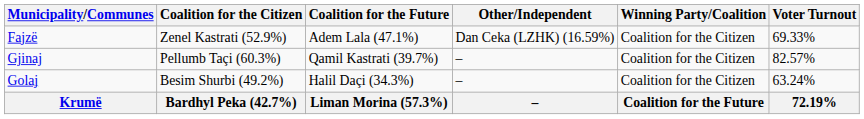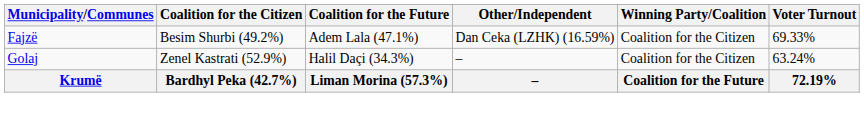(223, 37) Zenel Kastrati (52.9%) -> (222, 37) Besim Shurbi (49.2%)
- row: (25, 59)
(222, 80) Besim Shurbi (49.2%) -> (223, 59) Zenel Kastrati (52.9%)
